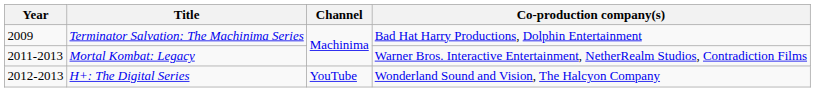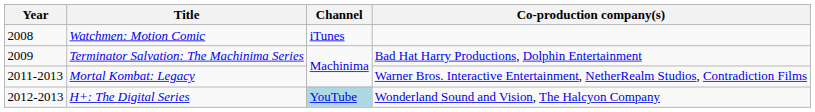+ row: (137, 35)
(333, 76) no background -> (333, 96) lightblue background
